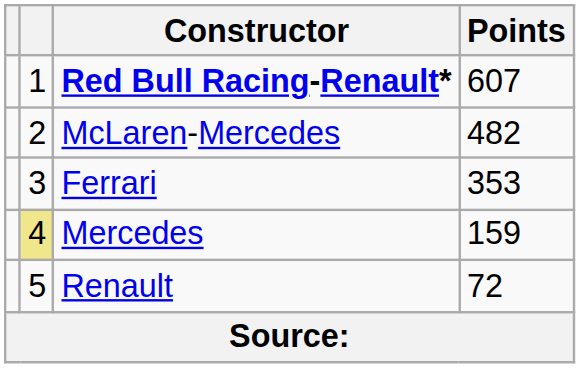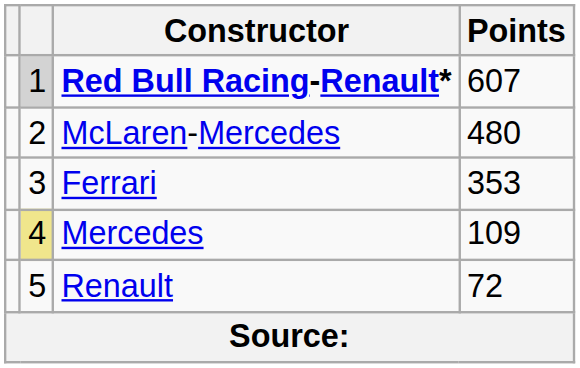(37, 81) no background -> (37, 81) lightgrey background
(494, 132) 482 -> (494, 132) 480
(494, 234) 159 -> (494, 234) 109
